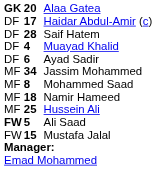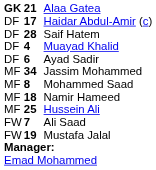(30, 8) 20 -> (30, 8) 21
(13, 122) bold -> (13, 122) normal
(27, 122) 5 -> (27, 122) 7
(30, 135) 15 -> (30, 135) 19
